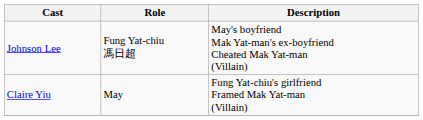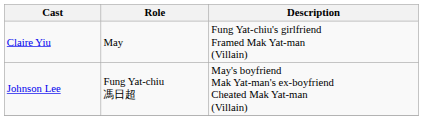rows swapped: (34, 48) <-> (29, 95)
